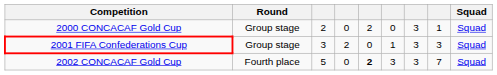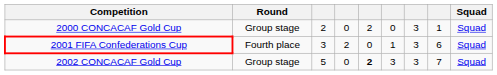(272, 45) Group stage -> (272, 45) Fourth place
(439, 45) 3 -> (439, 45) 6
(272, 61) Fourth place -> (272, 61) Group stage
